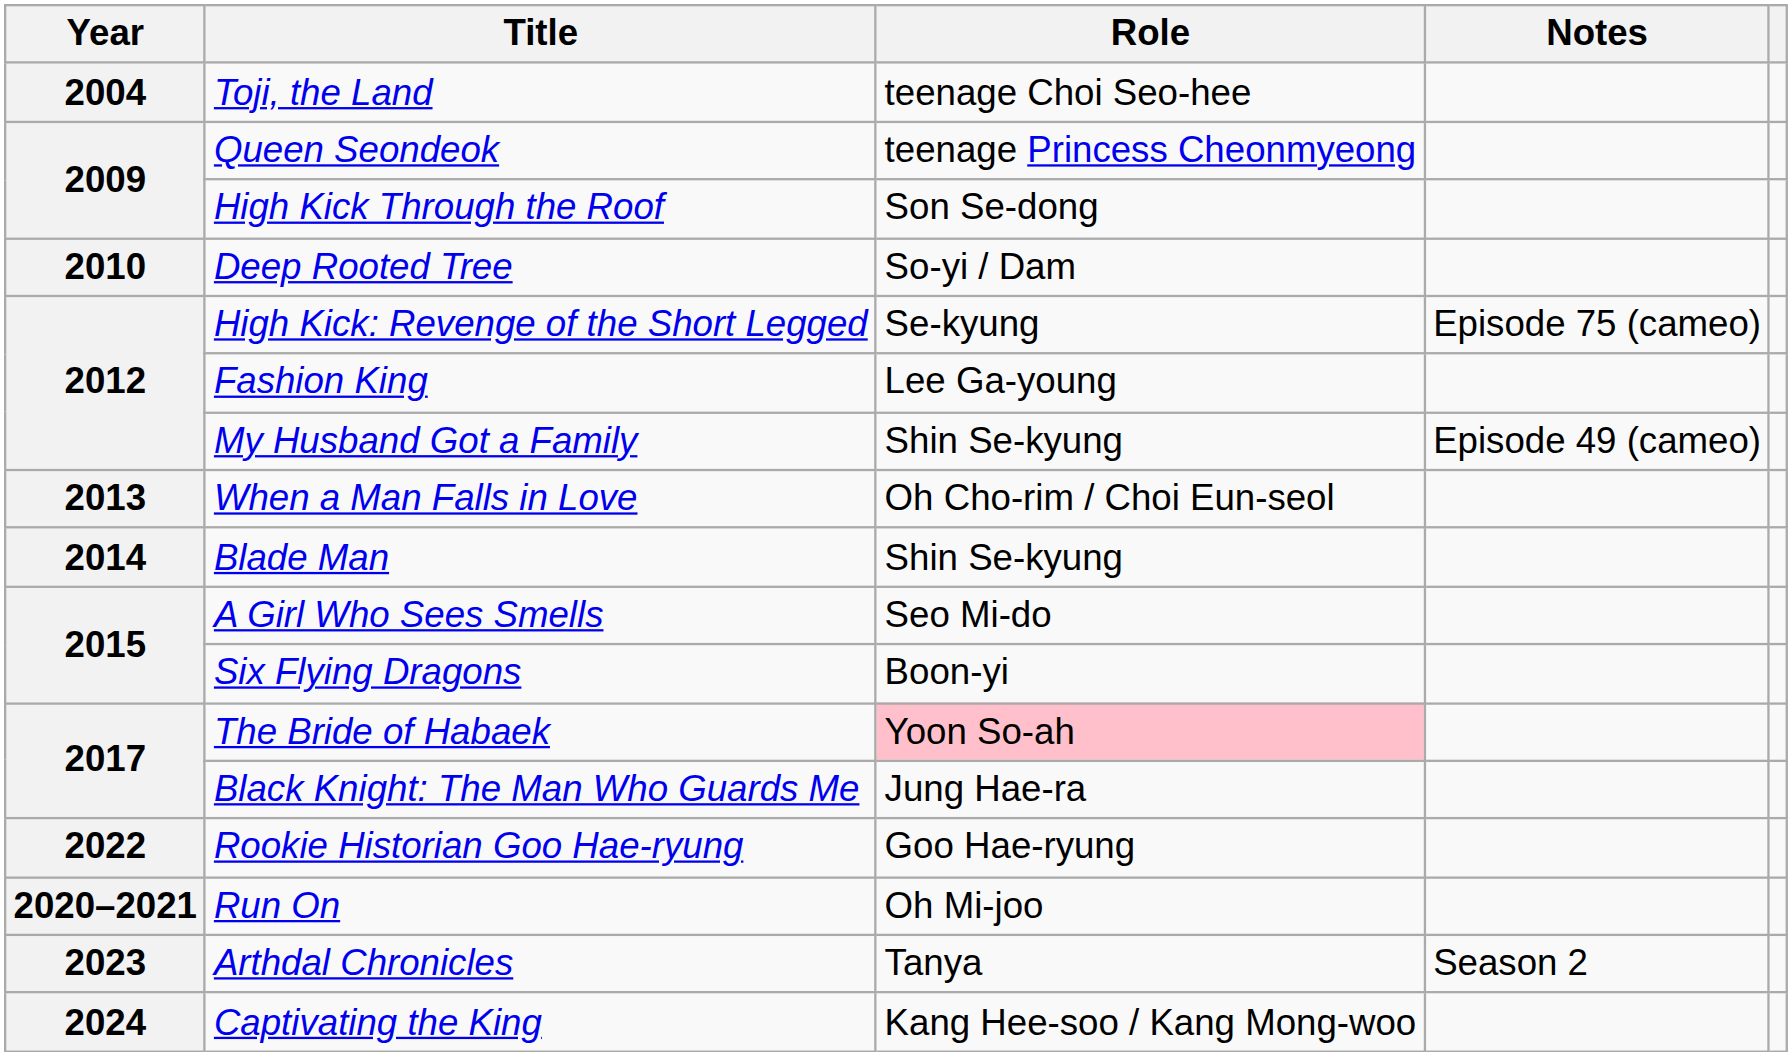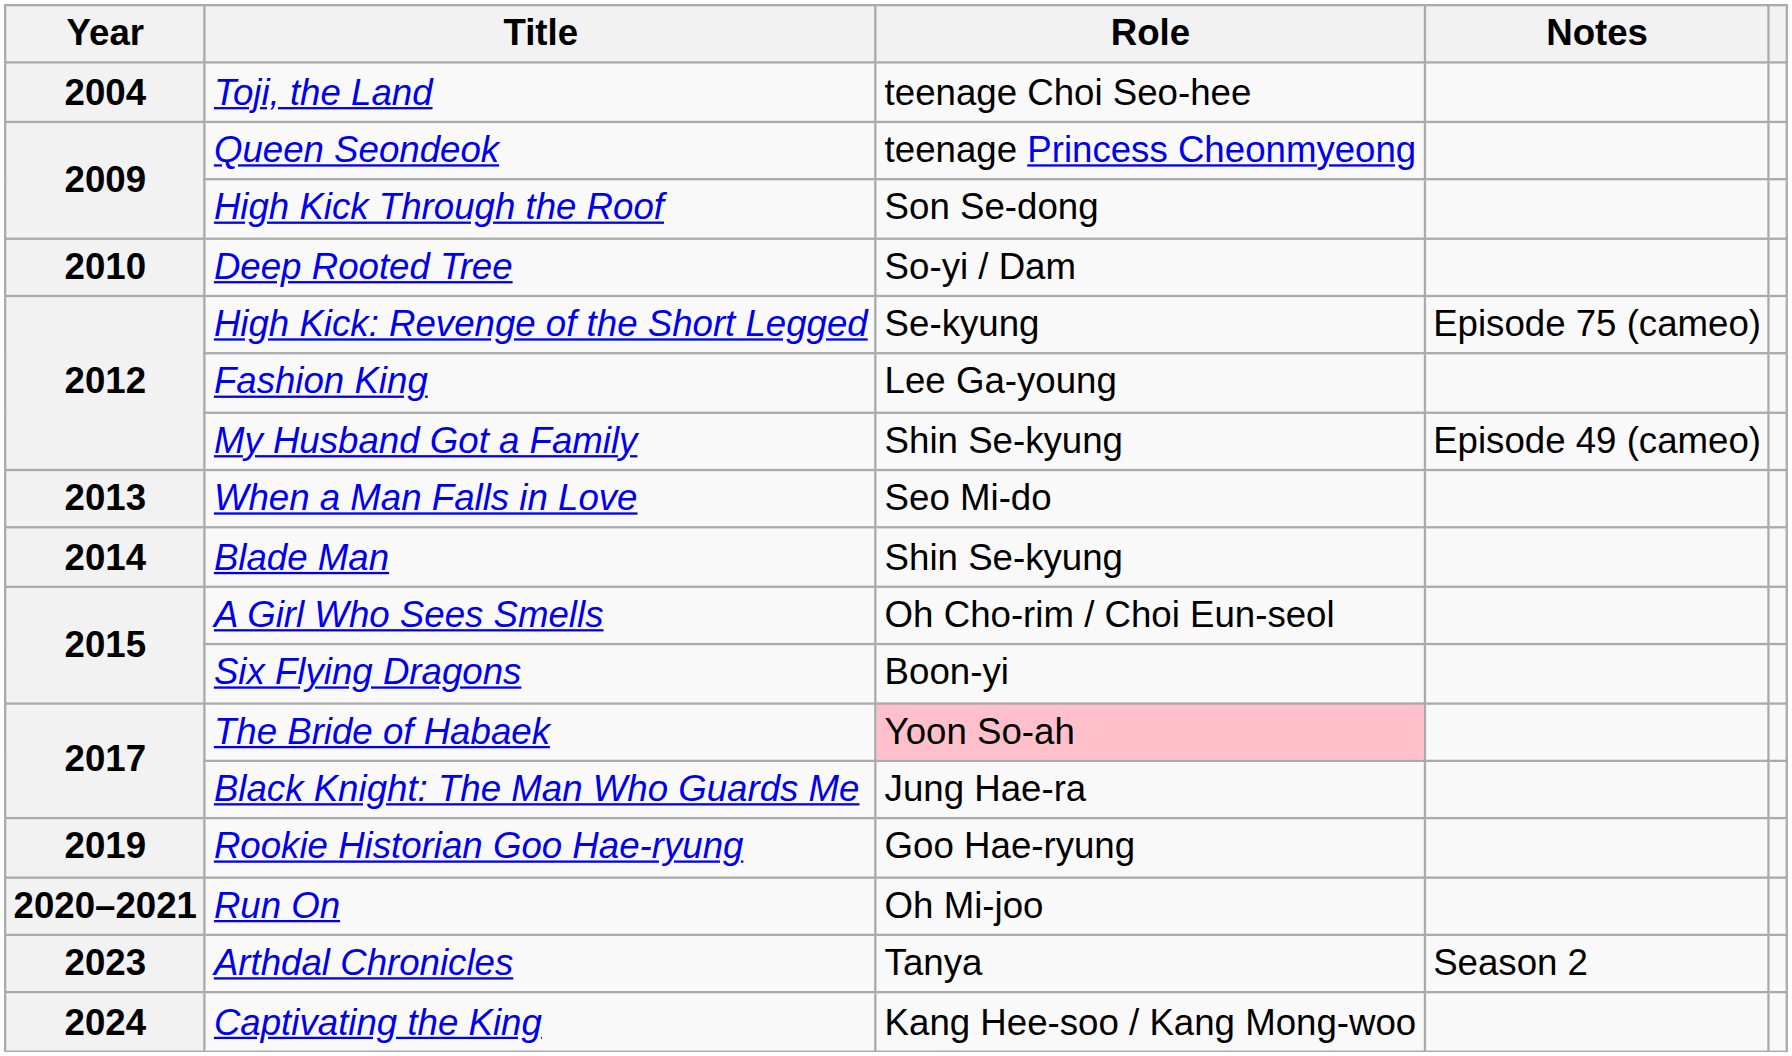(1110, 498) Oh Cho-rim / Choi Eun-seol -> (968, 498) Seo Mi-do
(968, 614) Seo Mi-do -> (1110, 614) Oh Cho-rim / Choi Eun-seol
(105, 847) 2022 -> (105, 847) 2019
